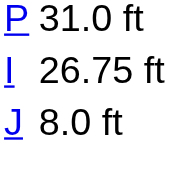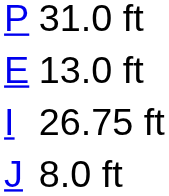+ row: (91, 70)
